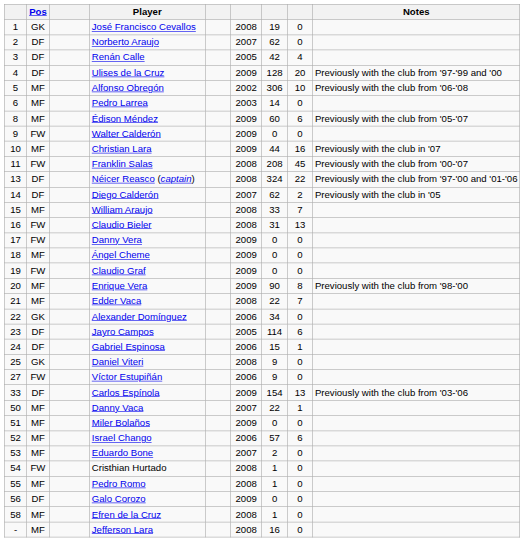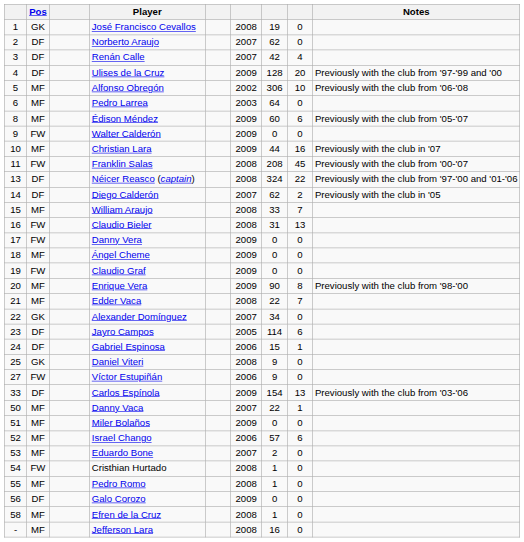(246, 57) 2005 -> (246, 57) 2007
(275, 103) 14 -> (275, 103) 64
(246, 316) 2006 -> (246, 316) 2007
